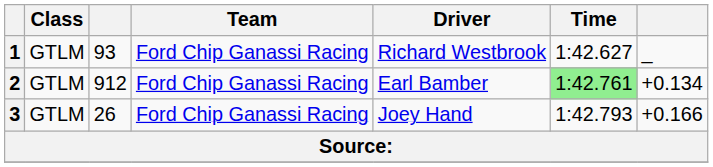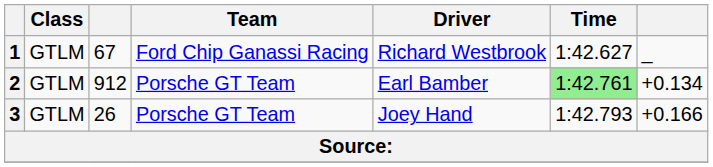(105, 51) 93 -> (105, 51) 67
(252, 83) Ford Chip Ganassi Racing -> (215, 83) Porsche GT Team
(252, 114) Ford Chip Ganassi Racing -> (215, 114) Porsche GT Team
